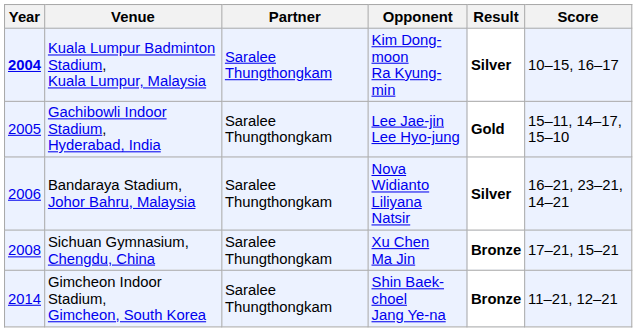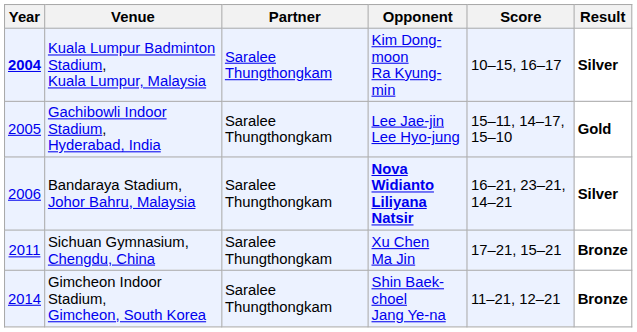columns swapped: (578, 17) <-> (496, 17)
(400, 194) normal -> (403, 194) bold
(24, 250) 2008 -> (24, 250) 2011
